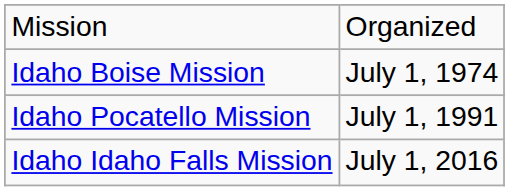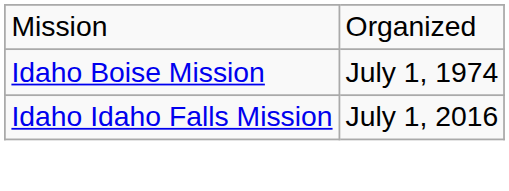- row: (161, 116)
